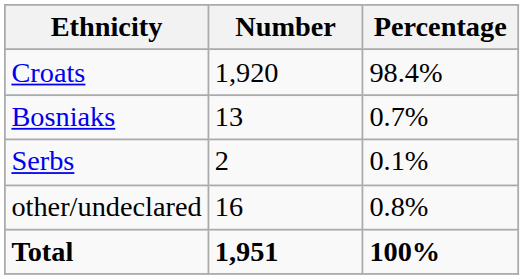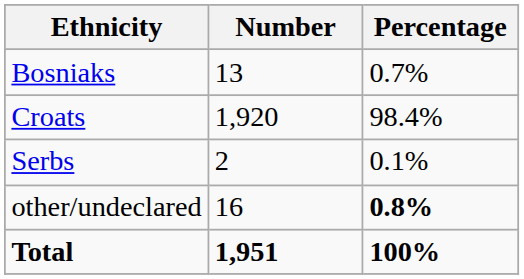rows swapped: (48, 71) <-> (63, 116)
(399, 206) normal -> (401, 206) bold
